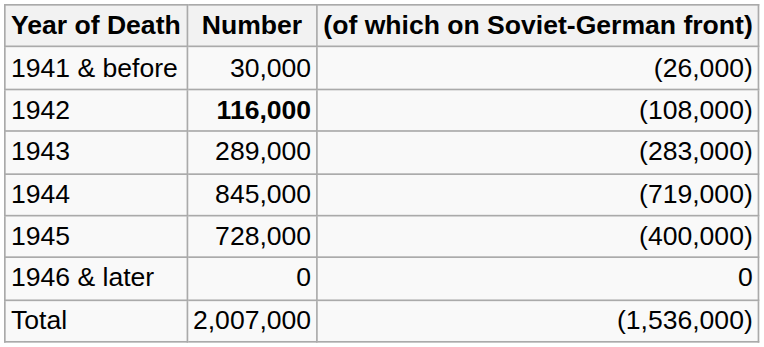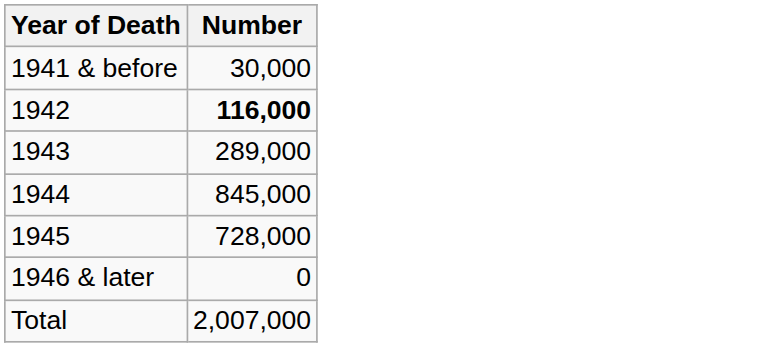- column: (538, 25)
